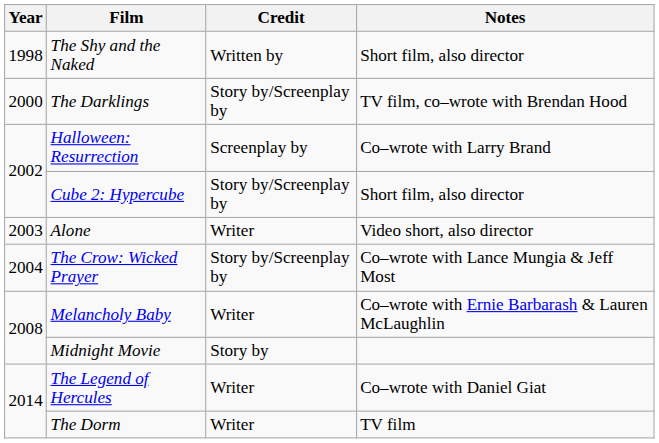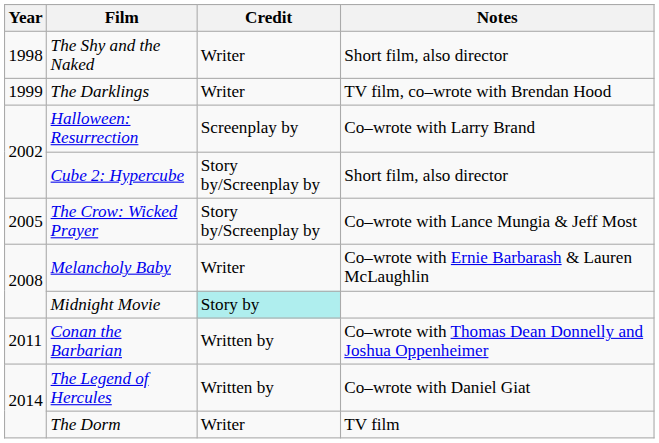(247, 54) Written by -> (223, 54) Writer
(26, 101) 2000 -> (26, 91) 1999
(280, 101) Story by/Screenplay by -> (223, 91) Writer
- row: (71, 230)
(26, 267) 2004 -> (26, 221) 2005
(239, 350) no background -> (230, 304) paleturquoise background
+ row: (86, 341)
(232, 387) Writer -> (237, 387) Written by
